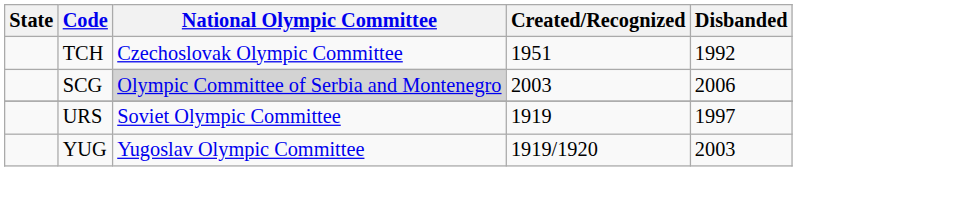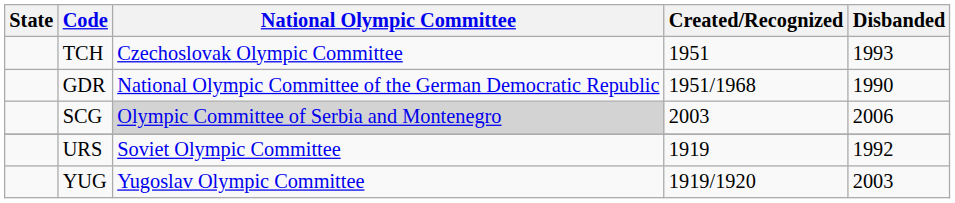(715, 52) 1992 -> (873, 52) 1993
+ row: (84, 85)
(715, 117) 1997 -> (873, 149) 1992
